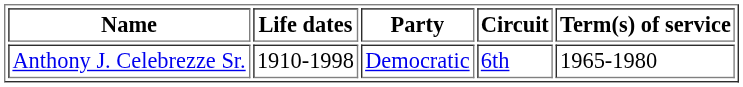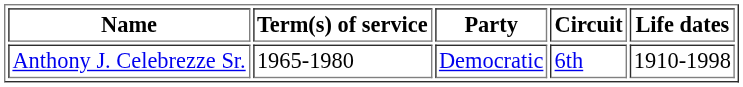columns swapped: (305, 24) <-> (645, 24)
